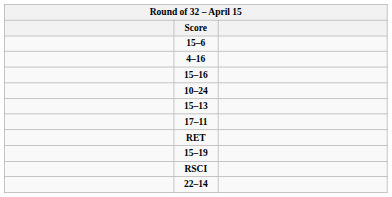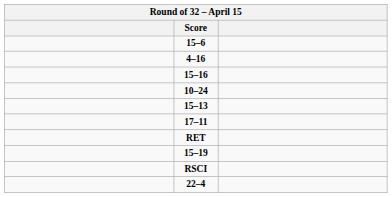+ row: (196, 185)
- row: (196, 185)
